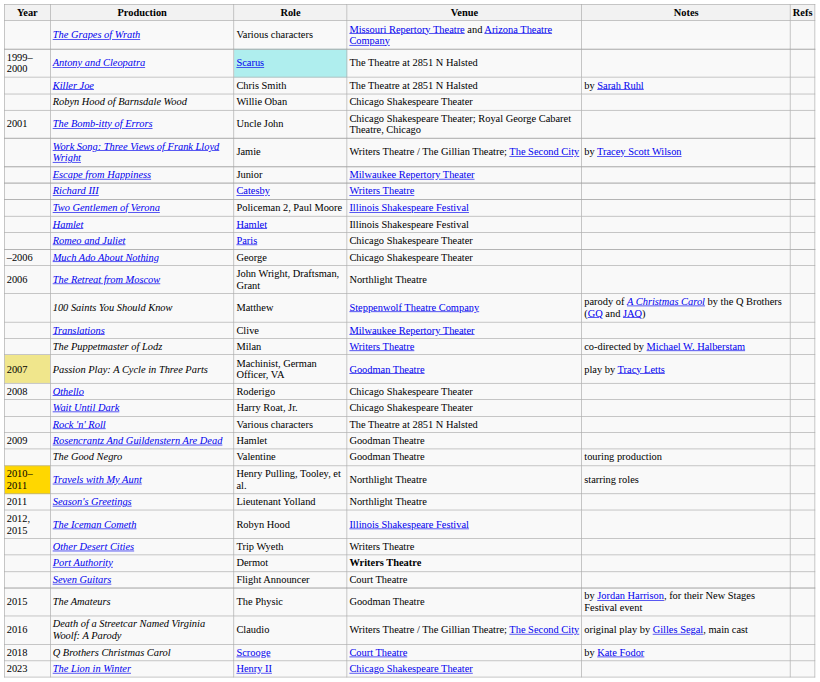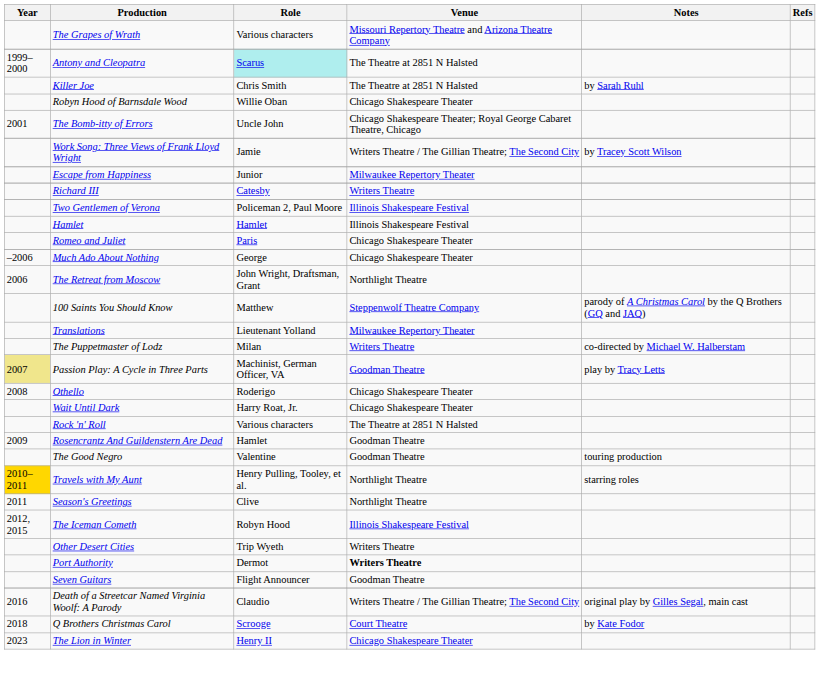(248, 330) Clive -> (276, 330) Lieutenant Yolland
(276, 502) Lieutenant Yolland -> (248, 502) Clive
(378, 579) Court Theatre -> (387, 579) Goodman Theatre
- row: (82, 602)
